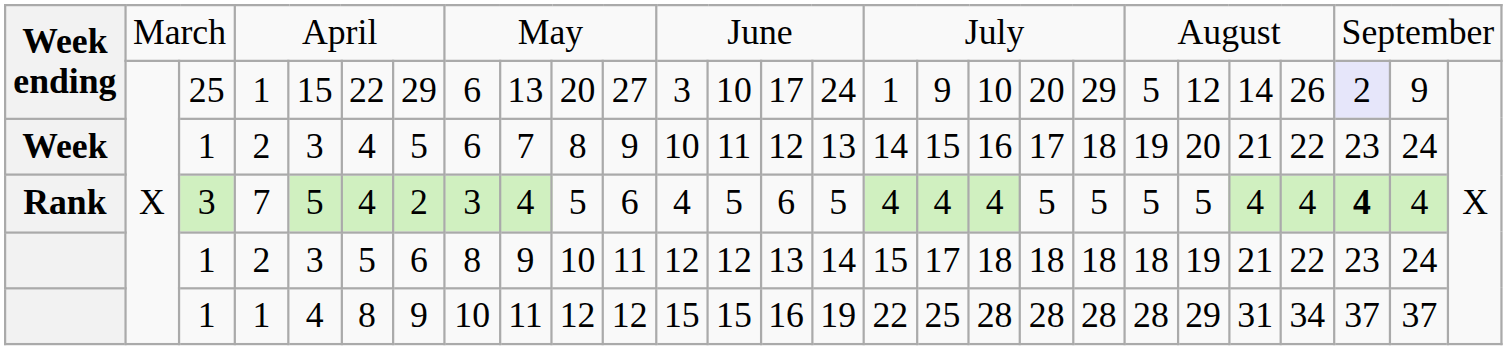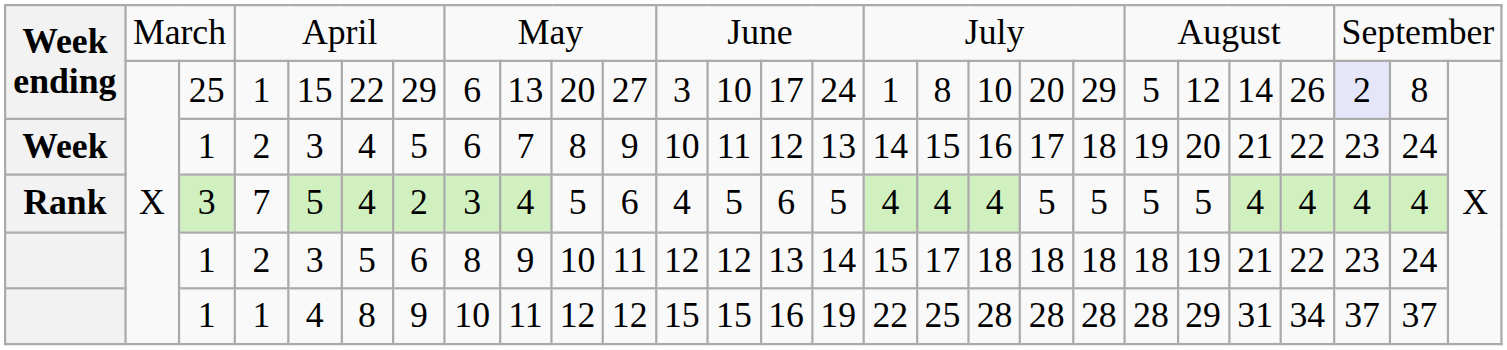(942, 89) 9 -> (942, 89) 8
(1419, 89) 9 -> (1419, 89) 8
(1362, 202) bold -> (1362, 202) normal
